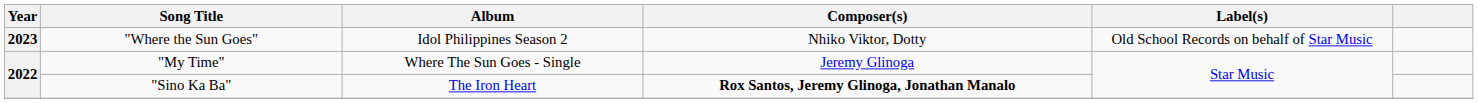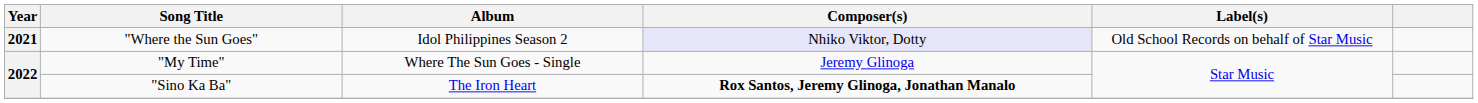(23, 39) 2023 -> (23, 39) 2021
(867, 39) no background -> (867, 39) lavender background
